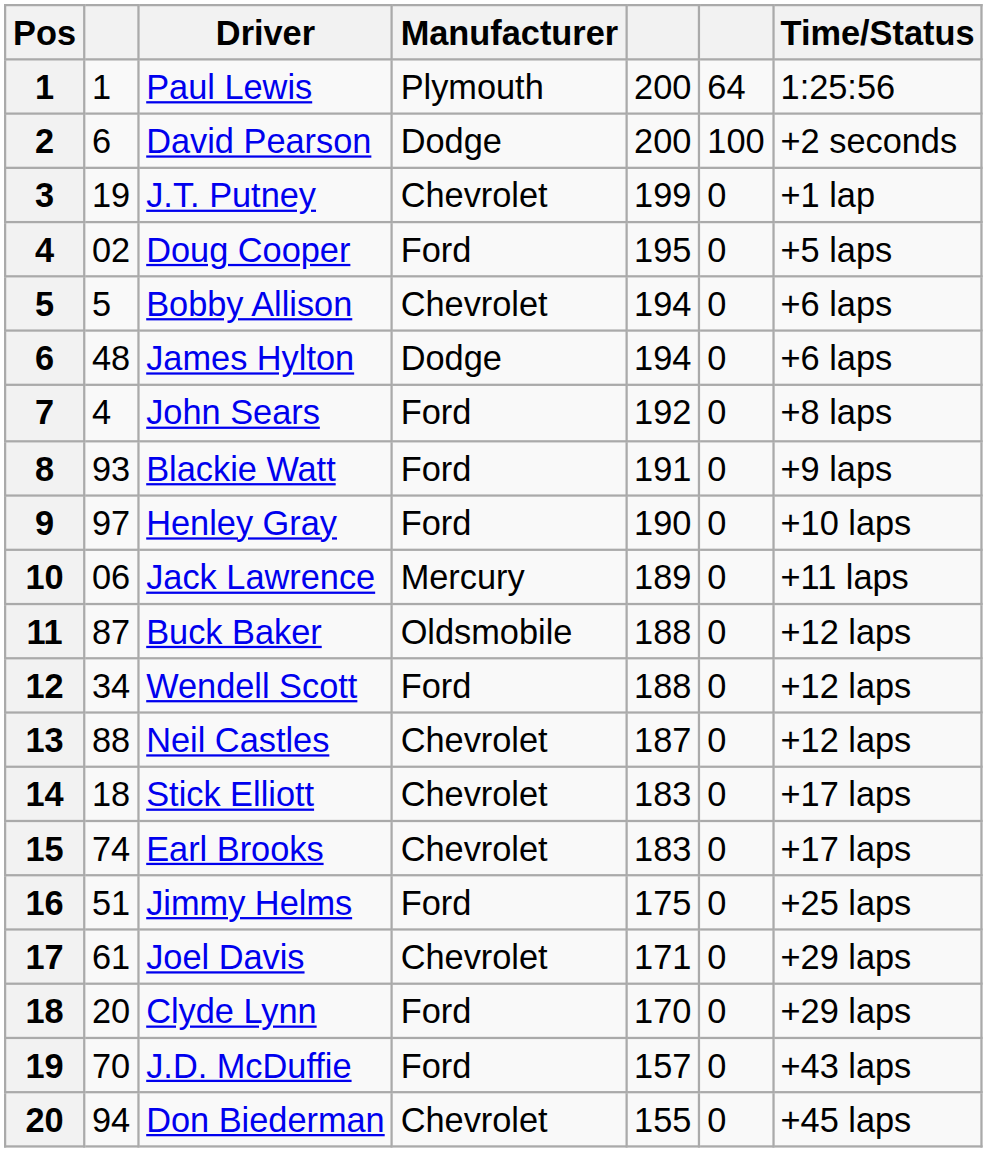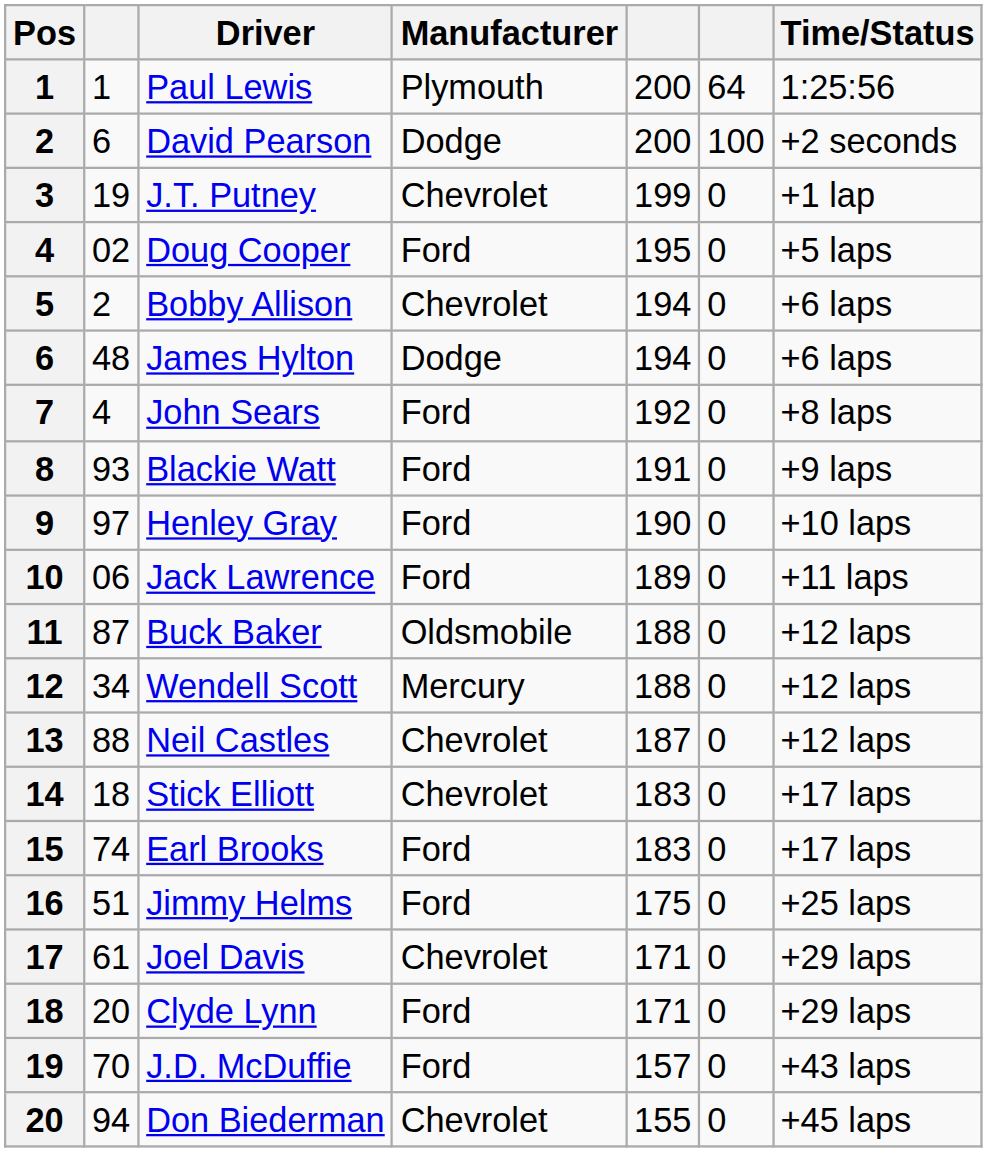(102, 304) 5 -> (102, 304) 2
(463, 576) Mercury -> (436, 576) Ford
(436, 685) Ford -> (463, 685) Mercury
(474, 848) Chevrolet -> (436, 848) Ford
(663, 1011) 170 -> (663, 1011) 171
